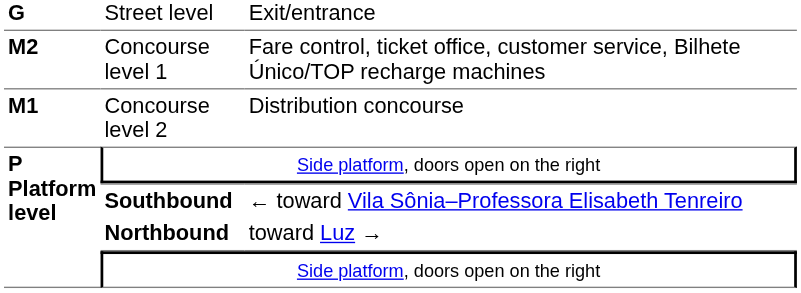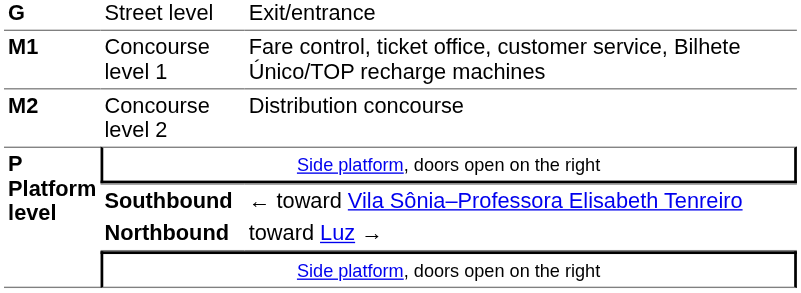(23, 47) M2 -> (23, 47) M1
(23, 105) M1 -> (23, 105) M2
